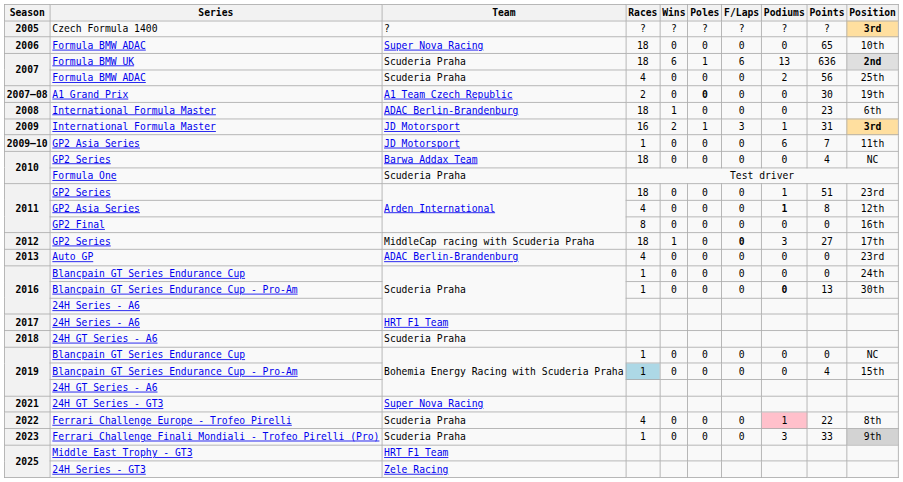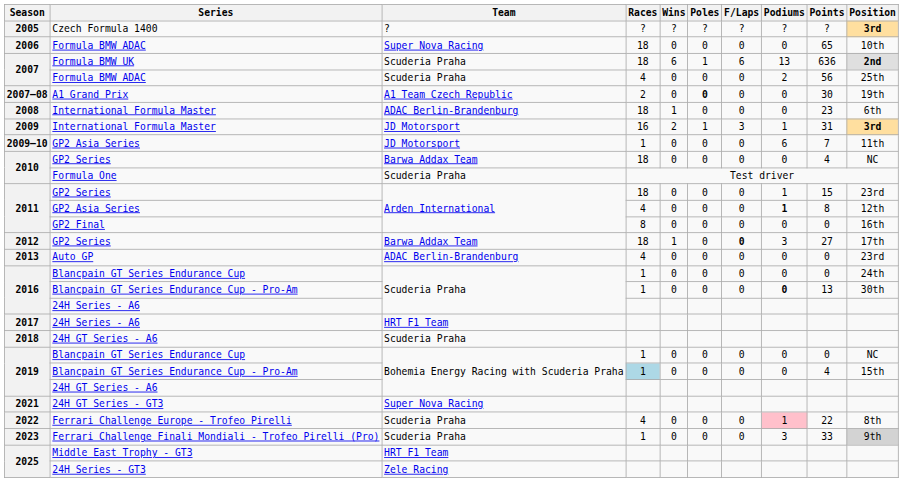(827, 192) 51 -> (827, 192) 15
(489, 241) MiddleCap racing with Scuderia Praha -> (431, 241) Barwa Addax Team
